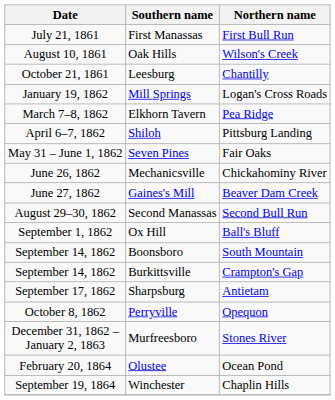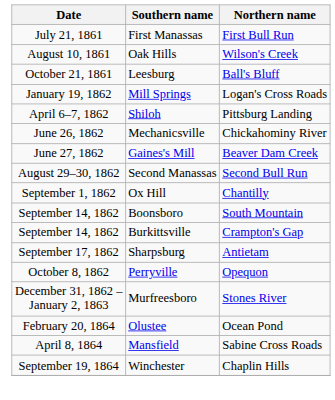(246, 74) Chantilly -> (251, 74) Ball's Bluff
- row: (167, 113)
- row: (159, 153)
(251, 232) Ball's Bluff -> (246, 193) Chantilly
+ row: (153, 345)
